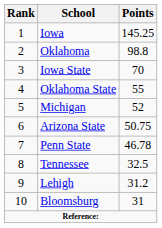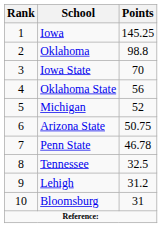(138, 88) 55 -> (138, 88) 56
